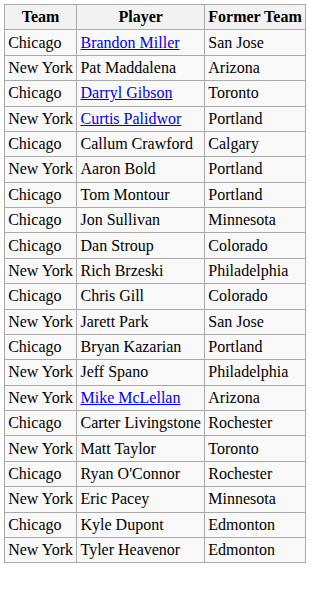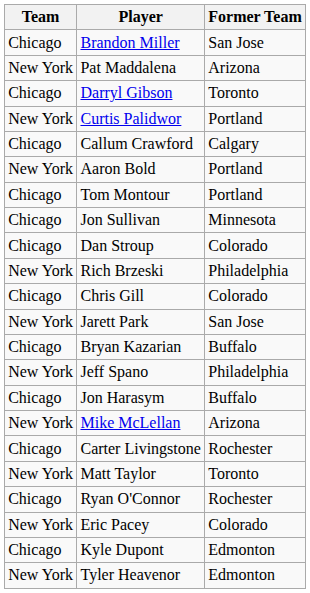(235, 347) Portland -> (233, 347) Buffalo
+ row: (122, 397)
(242, 499) Minnesota -> (238, 524) Colorado
